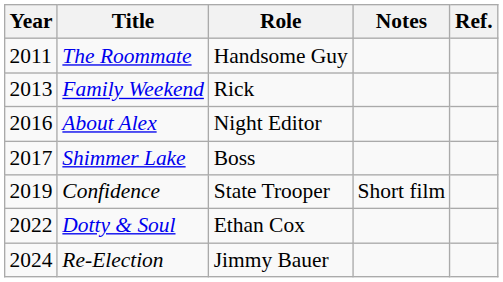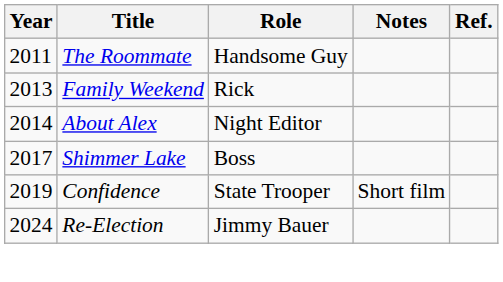(31, 123) 2016 -> (31, 123) 2014
- row: (119, 225)
